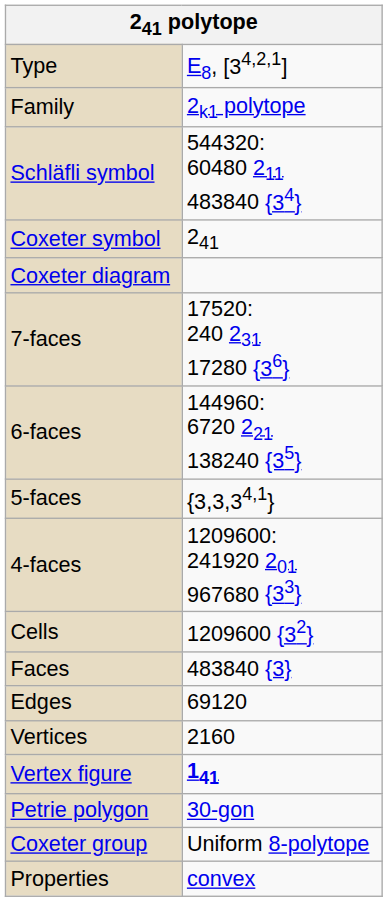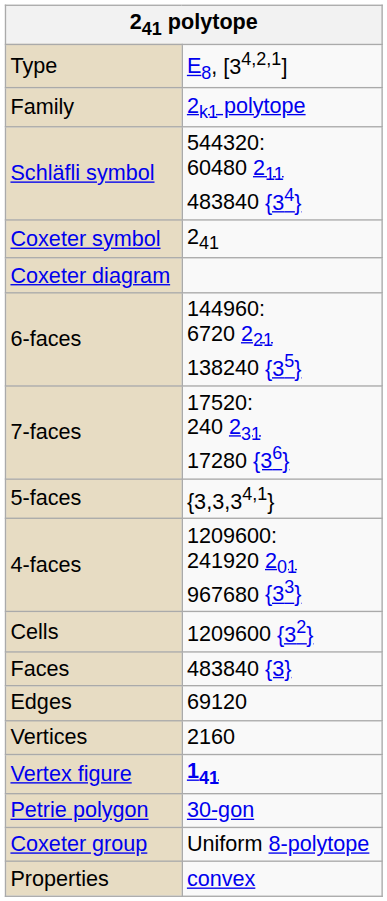rows swapped: (46, 338) <-> (46, 431)
